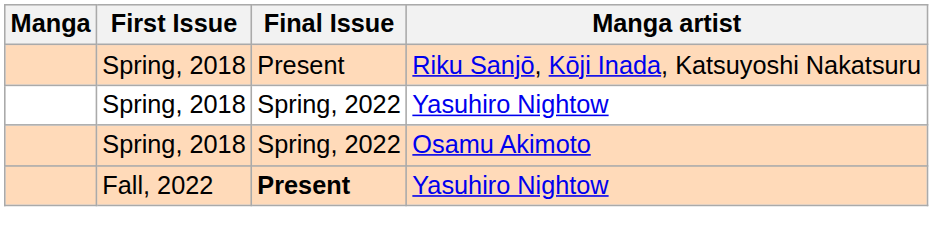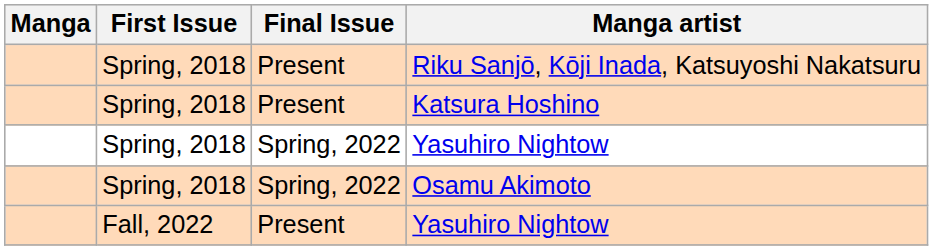+ row: (174, 104)
(304, 184) bold -> (301, 225) normal
